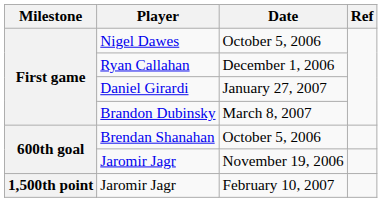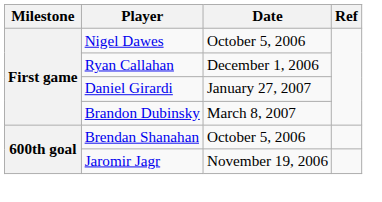- row: (138, 185)
